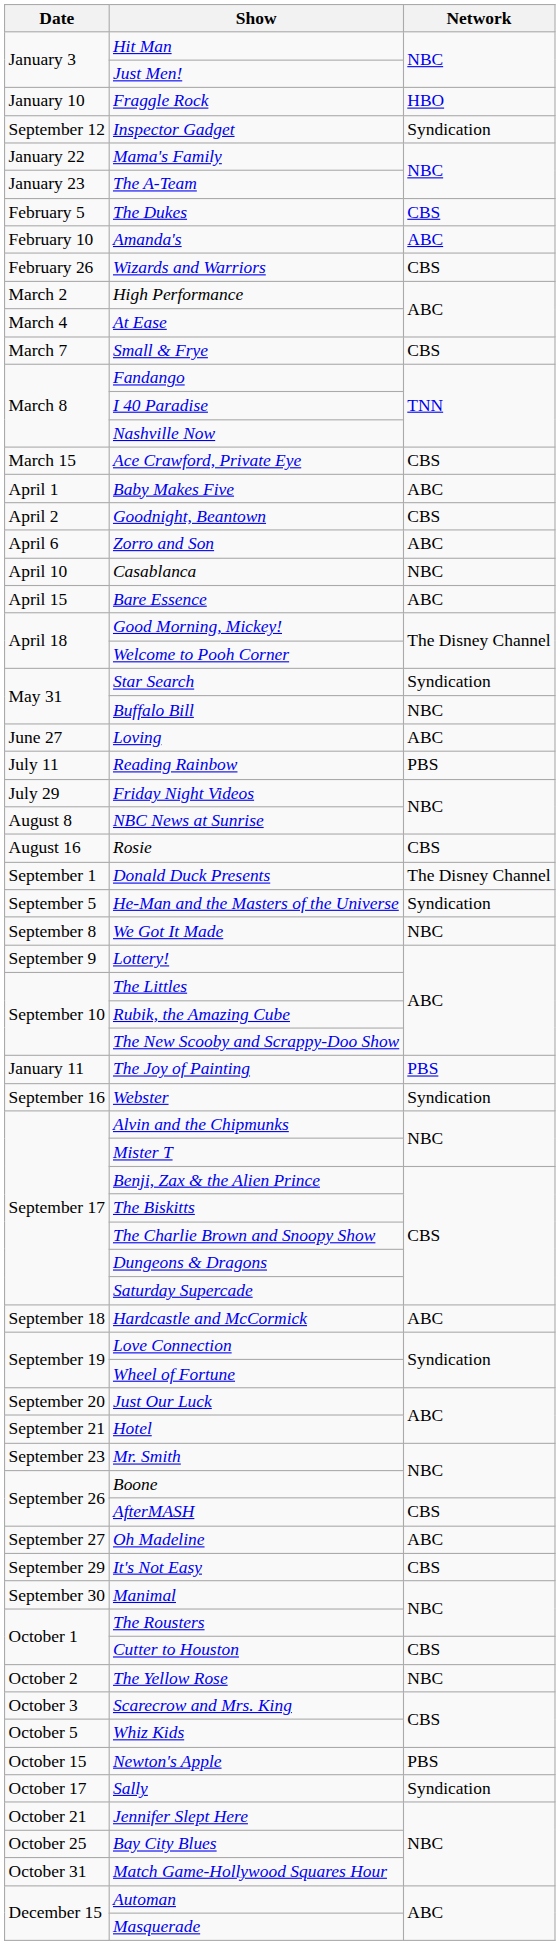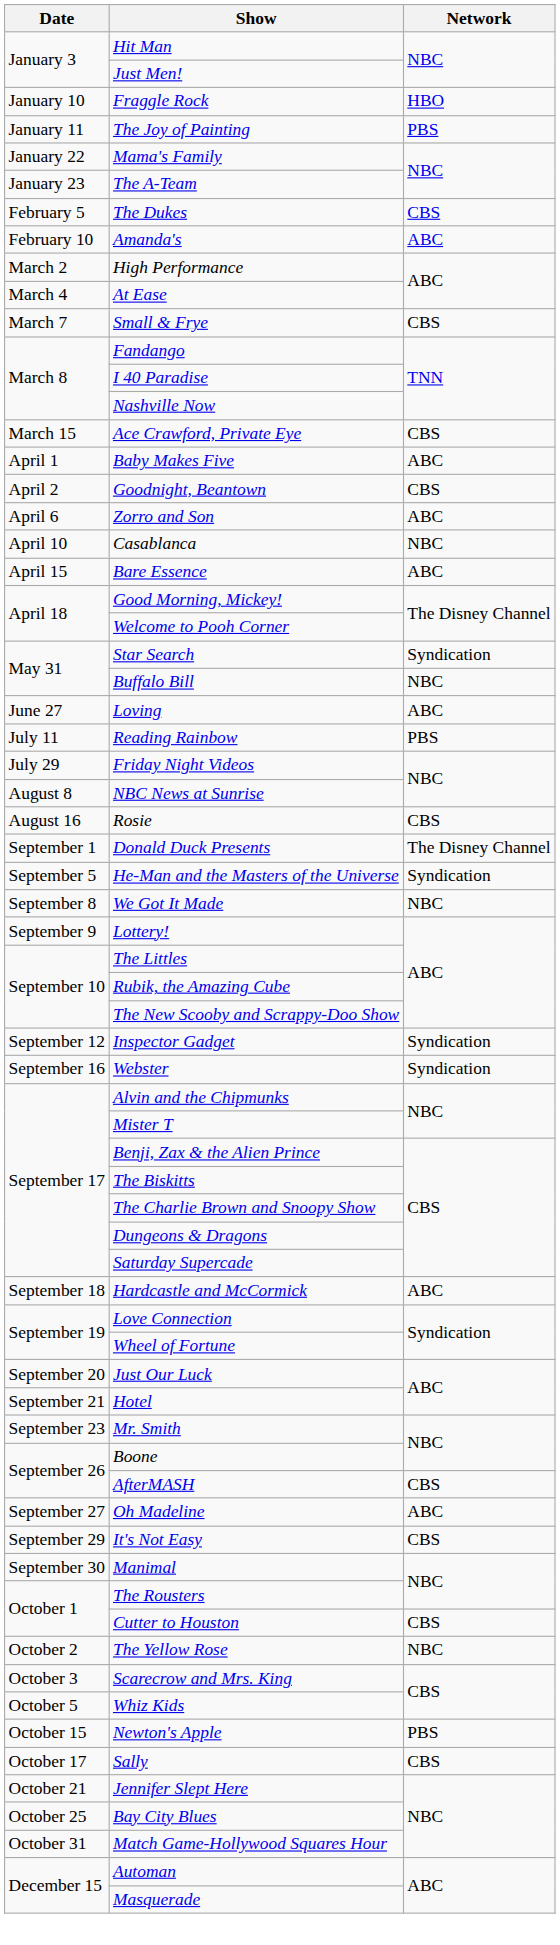rows swapped: (182, 1069) <-> (174, 128)
- row: (189, 267)
(449, 1788) Syndication -> (424, 1760) CBS
